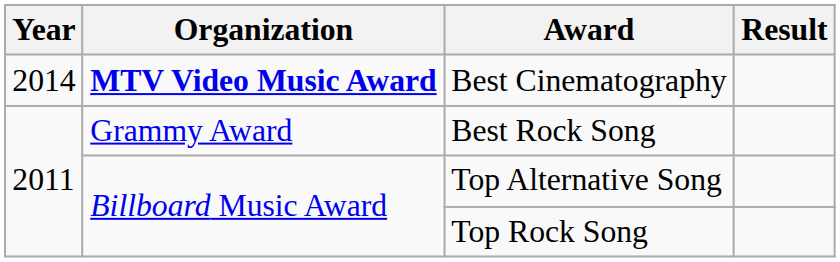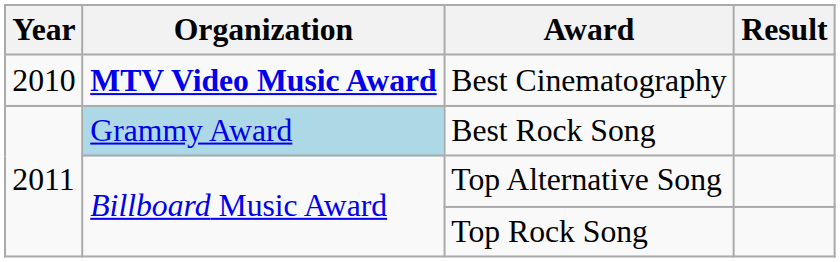(44, 79) 2014 -> (44, 79) 2010
(191, 130) no background -> (191, 130) lightblue background
